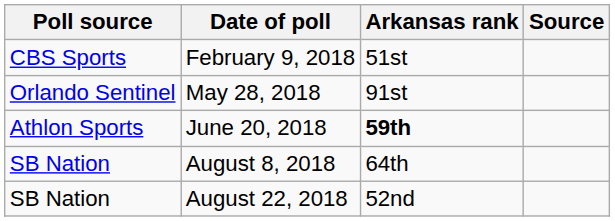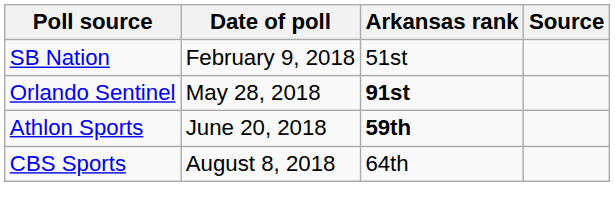(68, 57) CBS Sports -> (60, 57) SB Nation
(386, 92) normal -> (388, 92) bold
(60, 163) SB Nation -> (68, 163) CBS Sports
- row: (267, 198)
